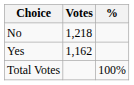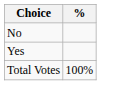- column: (79, 13)
